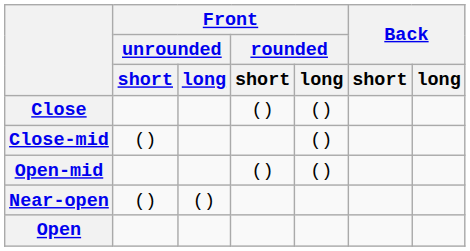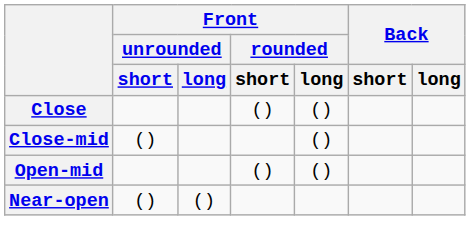- row: (59, 230)
